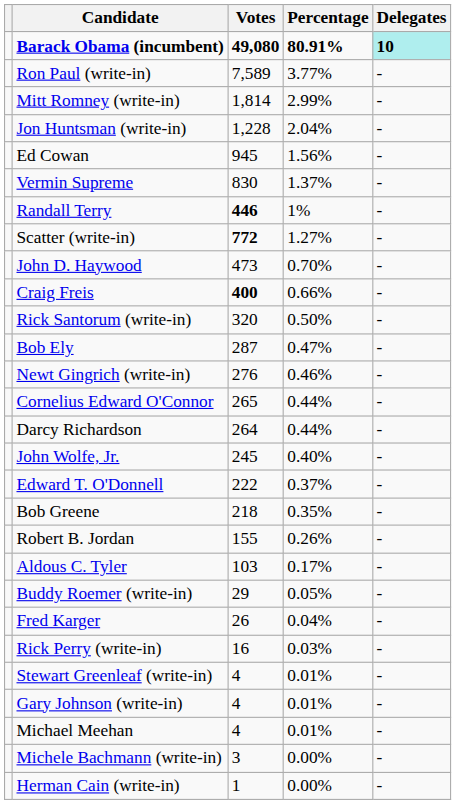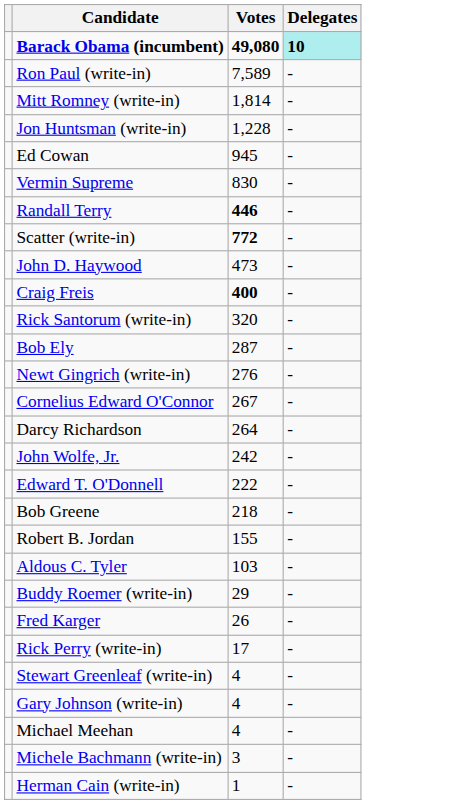- column: (328, 18)
(245, 401) 265 -> (245, 401) 267
(245, 456) 245 -> (245, 456) 242
(240, 648) 16 -> (240, 648) 17
